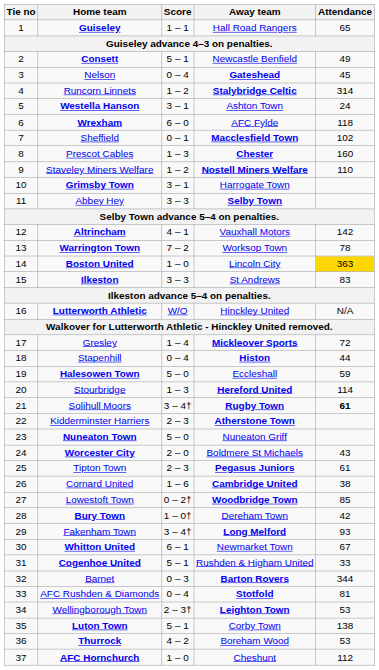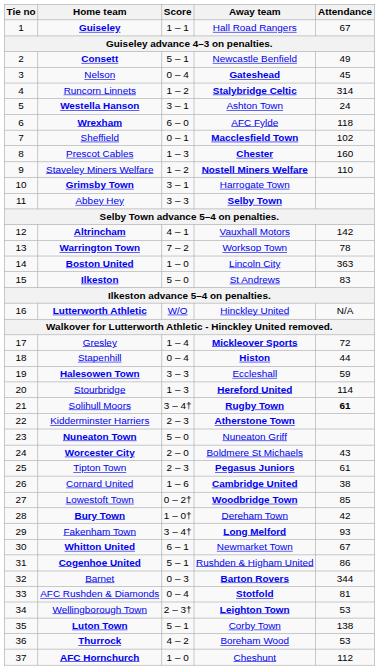(345, 28) 65 -> (345, 28) 67
(345, 264) gold background -> (345, 264) no background
(178, 279) 3 – 3 -> (178, 279) 5 – 0
(178, 374) 5 – 0 -> (178, 374) 3 – 3
(345, 563) 33 -> (345, 563) 86
